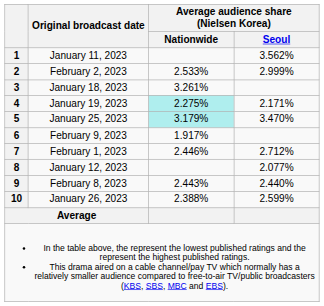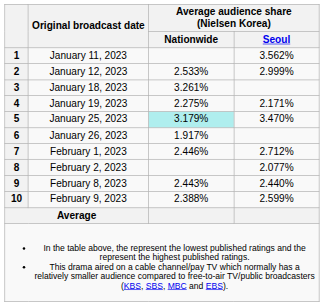(88, 71) February 2, 2023 -> (88, 71) January 12, 2023
(191, 103) paleturquoise background -> (191, 103) no background
(88, 135) February 9, 2023 -> (88, 135) January 26, 2023
(88, 167) January 12, 2023 -> (88, 167) February 2, 2023
(88, 199) January 26, 2023 -> (88, 199) February 9, 2023
